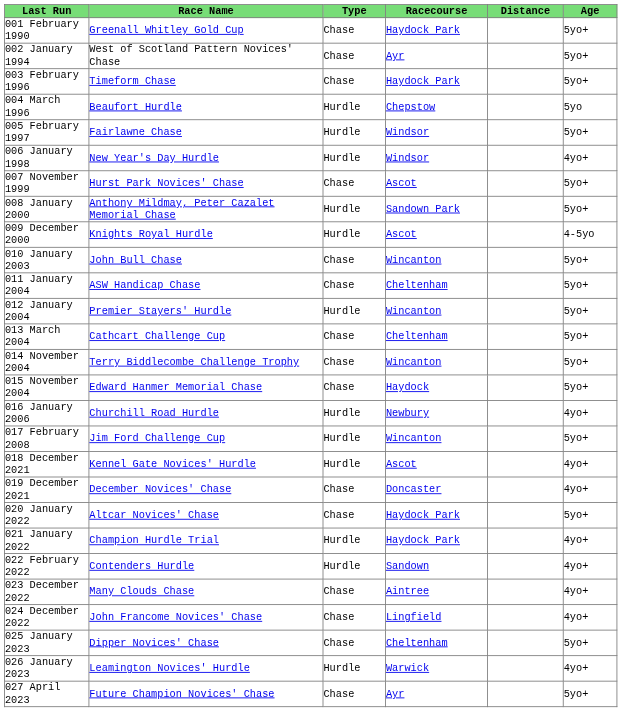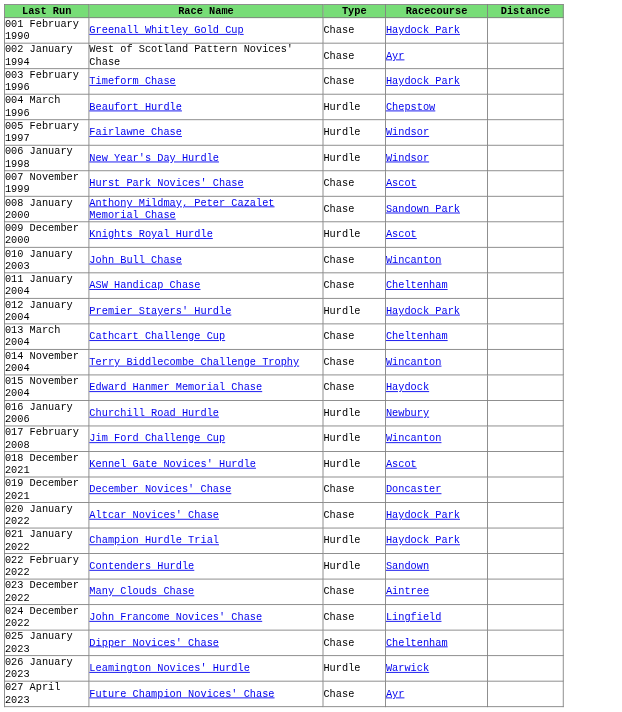- column: (590, 11)
(342, 209) Hurdle -> (339, 209) Chase
(414, 311) Wincanton -> (423, 311) Haydock Park
